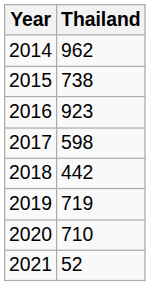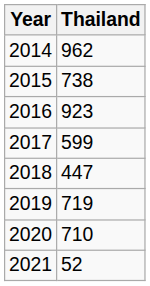(77, 142) 598 -> (77, 142) 599
(77, 173) 442 -> (77, 173) 447
